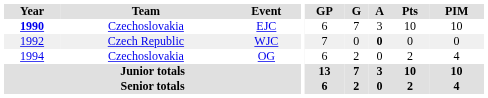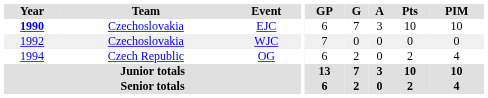(146, 41) Czech Republic -> (146, 41) Czechoslovakia
(379, 41) bold -> (379, 41) normal
(146, 56) Czechoslovakia -> (146, 56) Czech Republic
